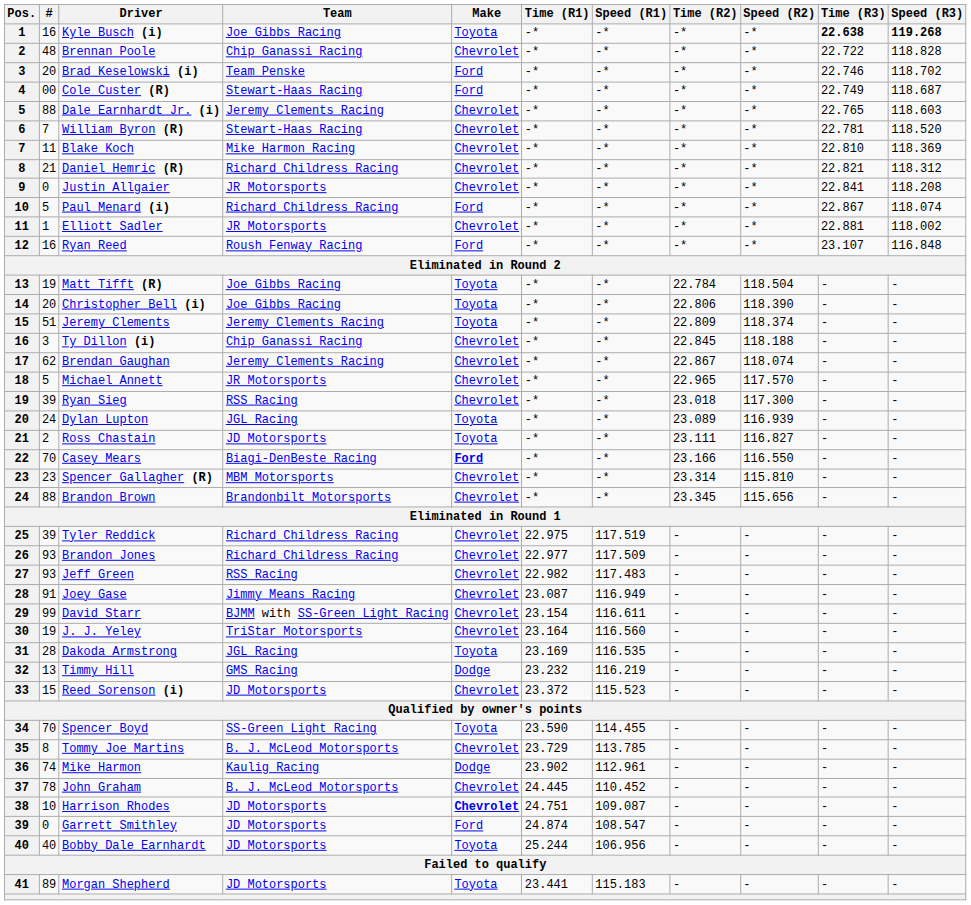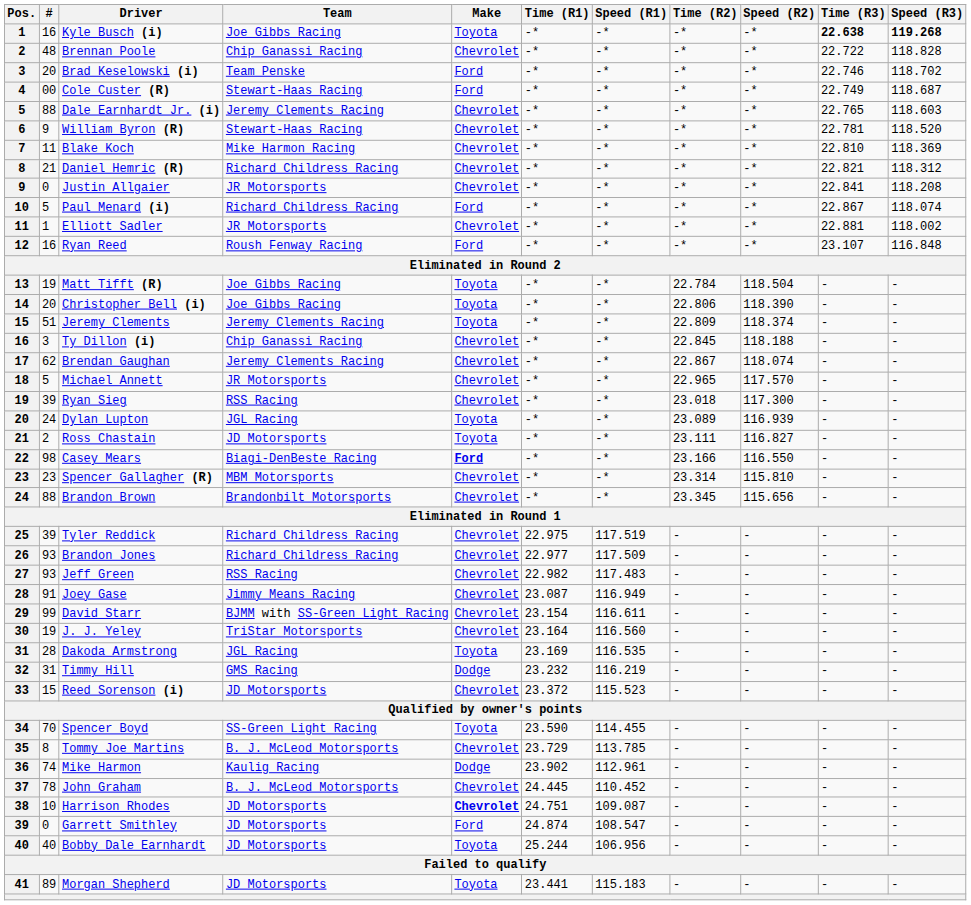(45, 131) 7 -> (45, 131) 9
(49, 459) 70 -> (49, 459) 98
(49, 672) 13 -> (49, 672) 31
